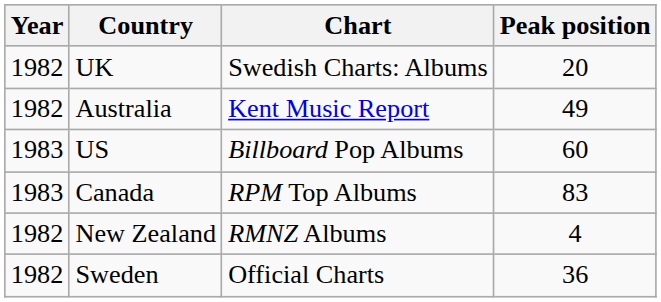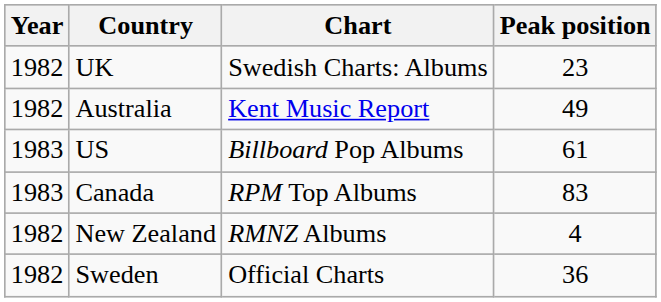(575, 66) 20 -> (575, 66) 23
(575, 150) 60 -> (575, 150) 61
